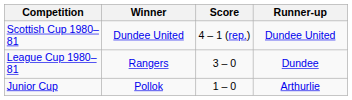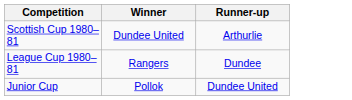- column: (224, 12)
(300, 35) Dundee United -> (243, 35) Arthurlie
(300, 86) Arthurlie -> (243, 86) Dundee United
